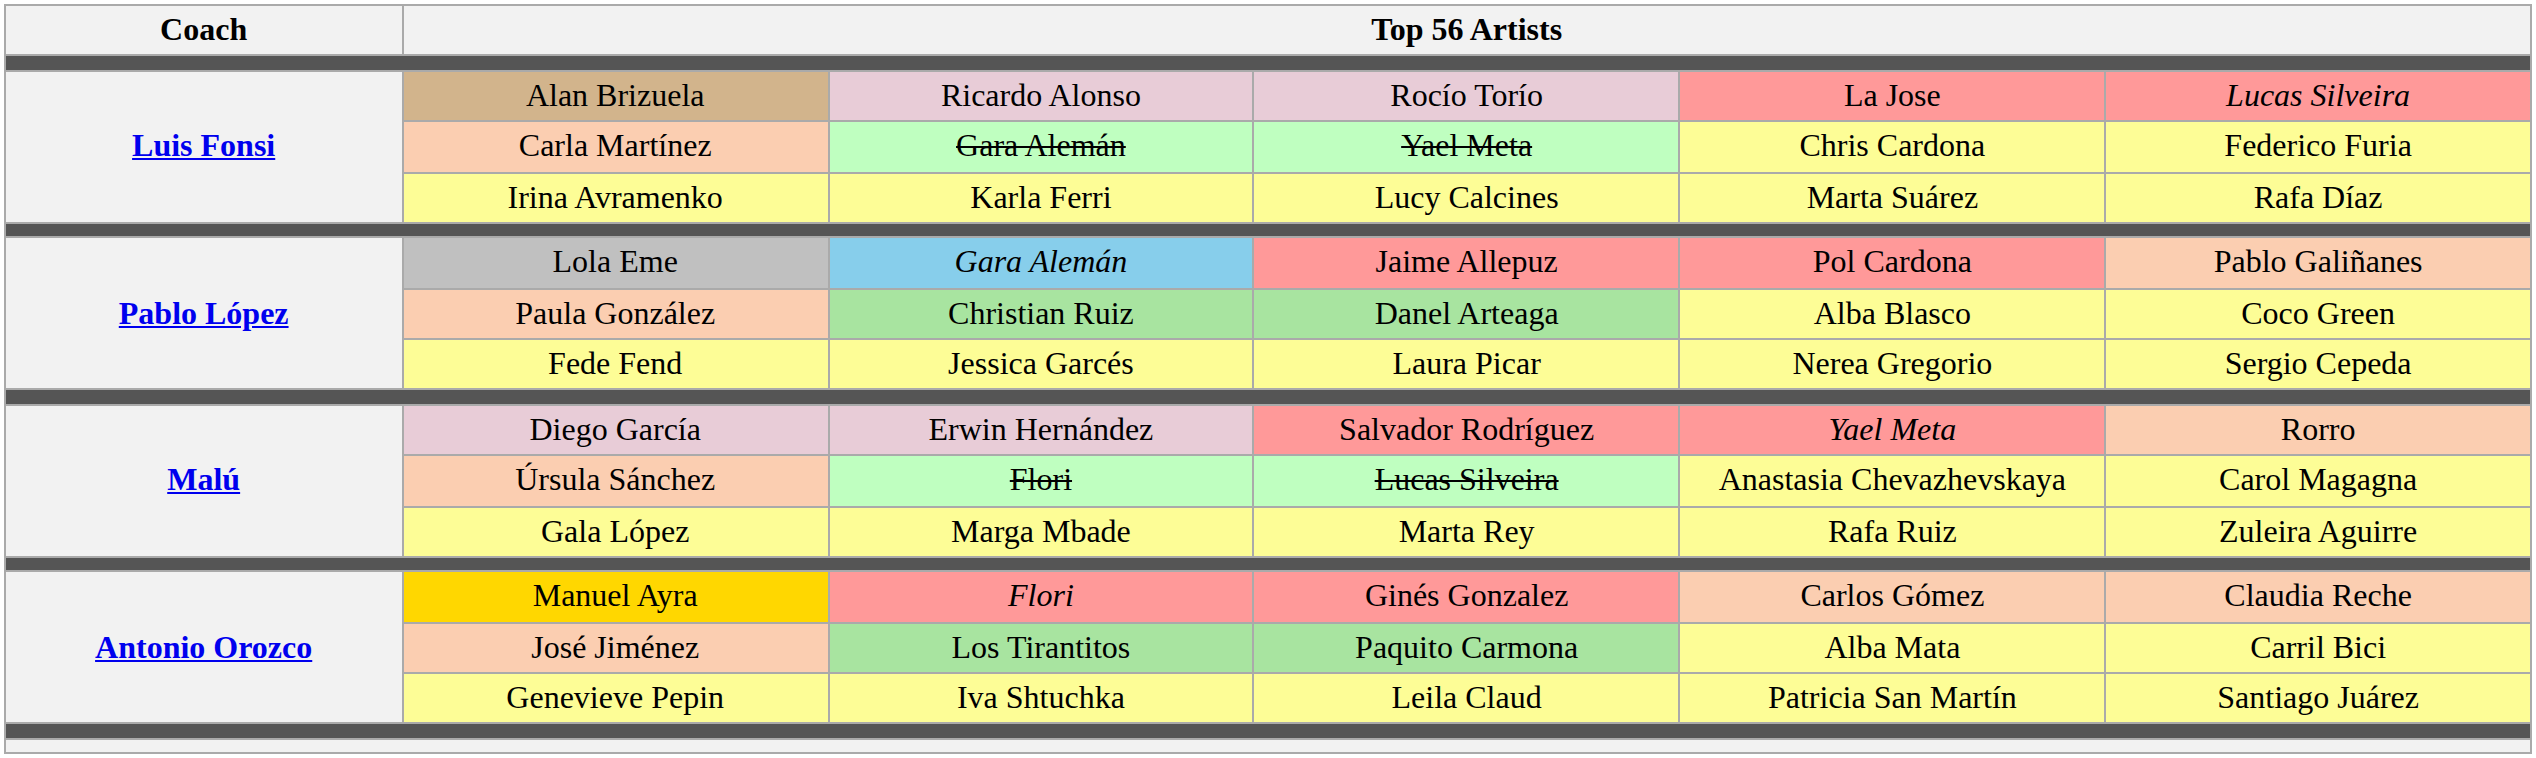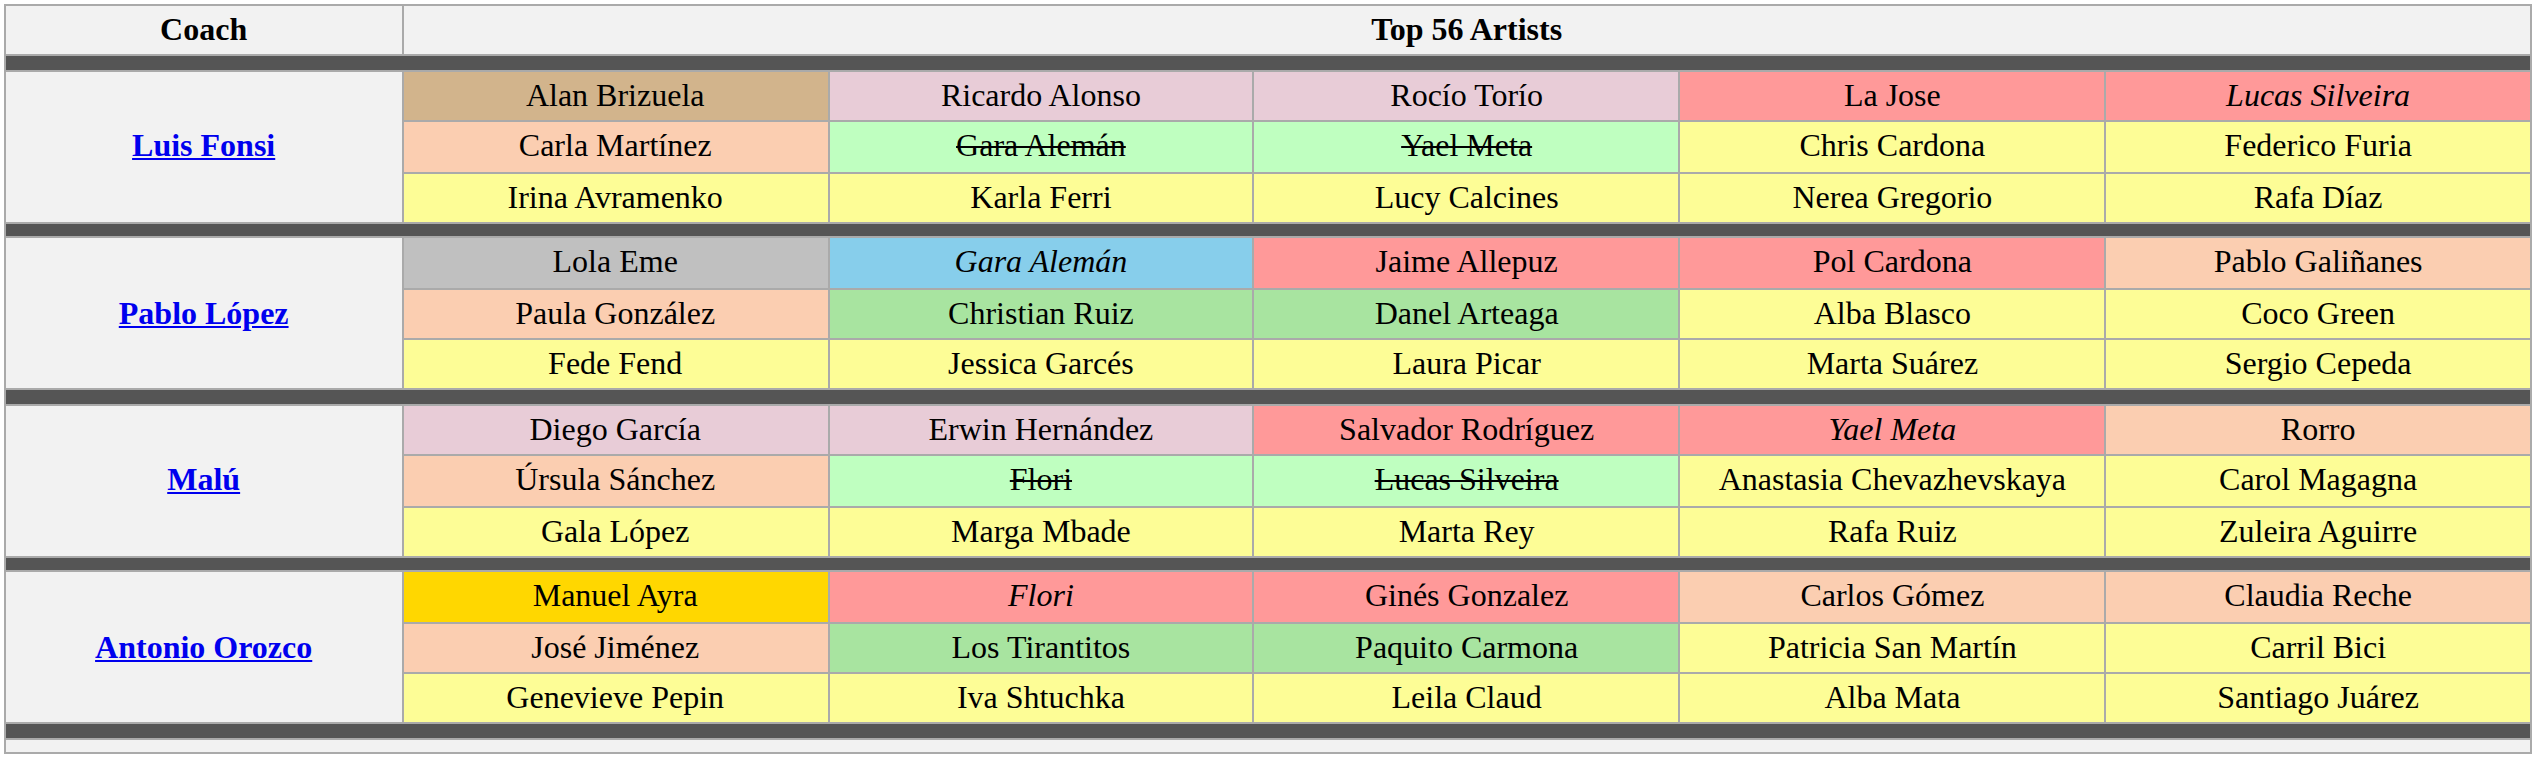(1892, 196) Marta Suárez -> (1892, 196) Nerea Gregorio
(1892, 363) Nerea Gregorio -> (1892, 363) Marta Suárez
(1892, 647) Alba Mata -> (1892, 647) Patricia San Martín
(1892, 697) Patricia San Martín -> (1892, 697) Alba Mata
